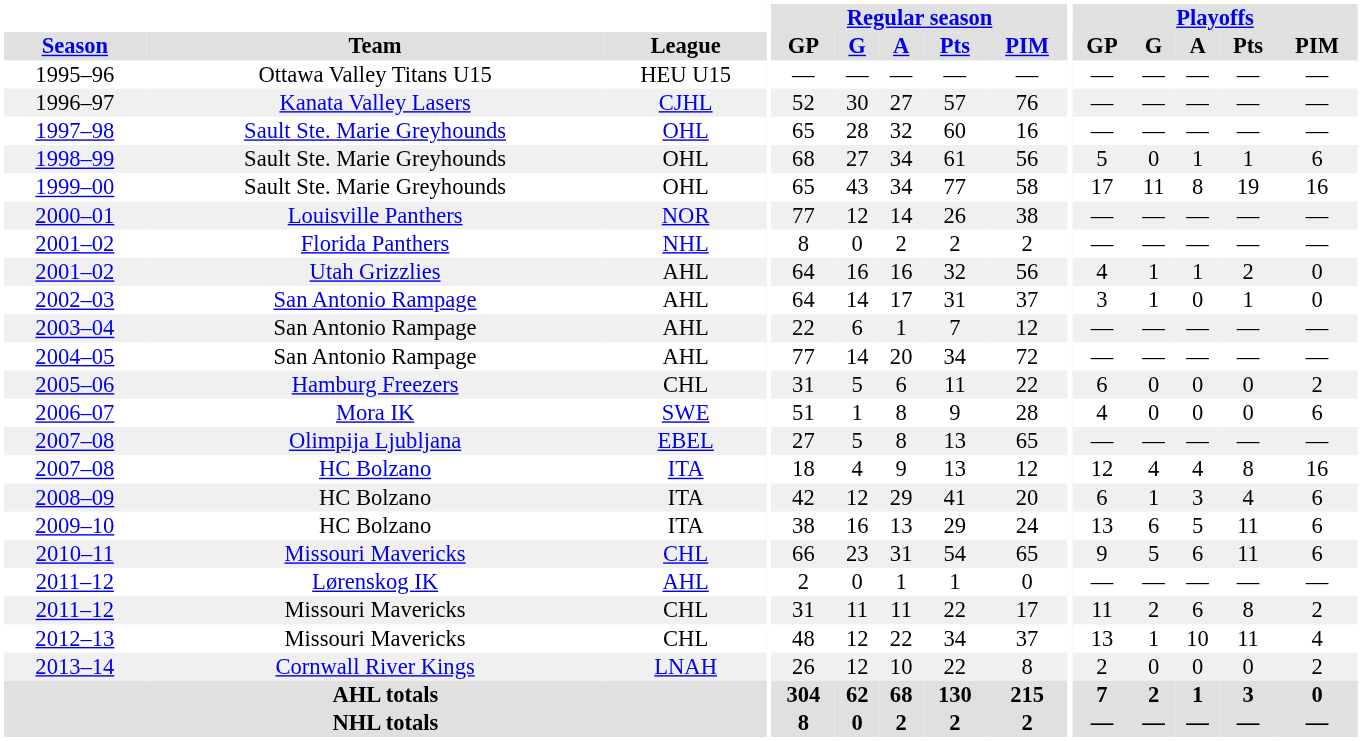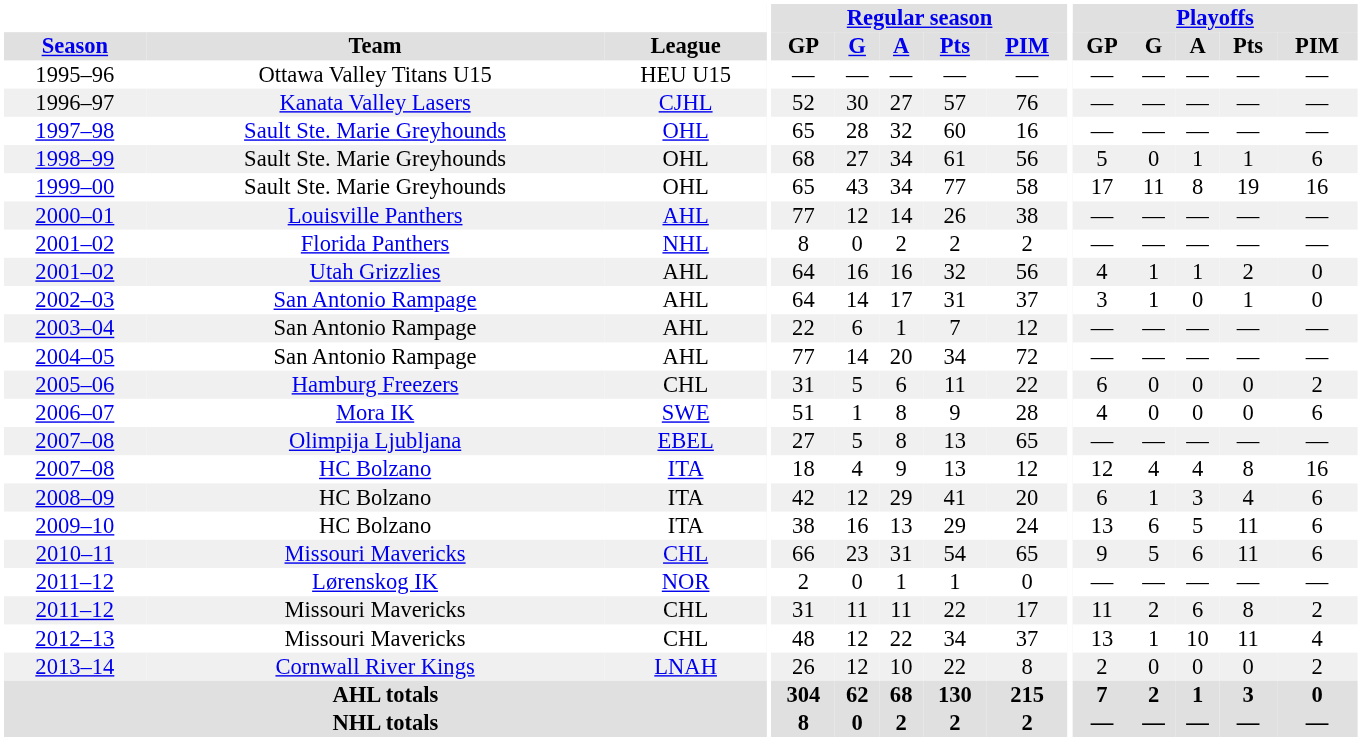(686, 215) NOR -> (686, 215) AHL
(686, 581) AHL -> (686, 581) NOR
